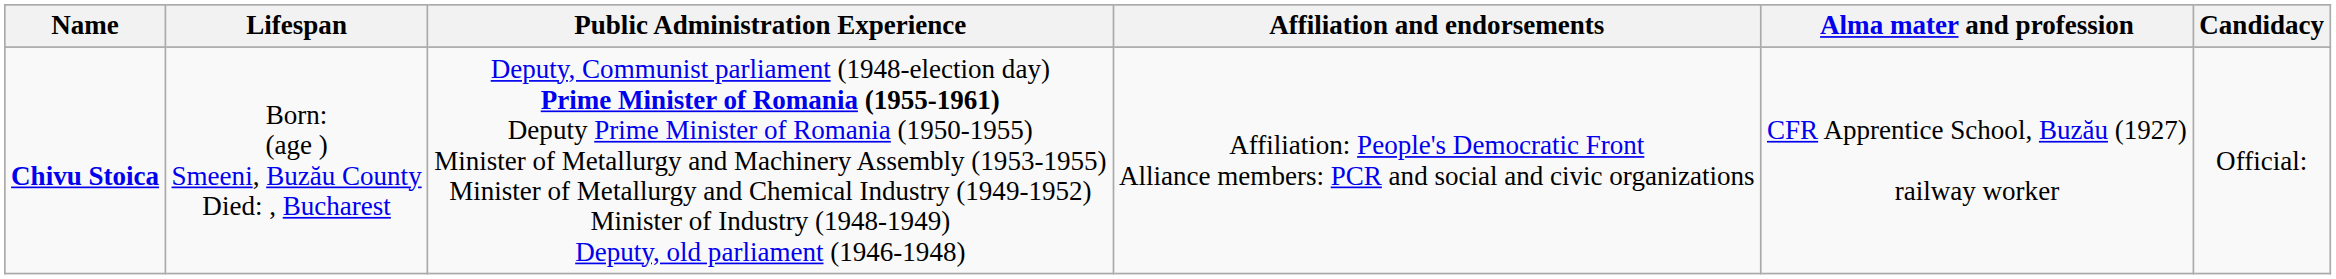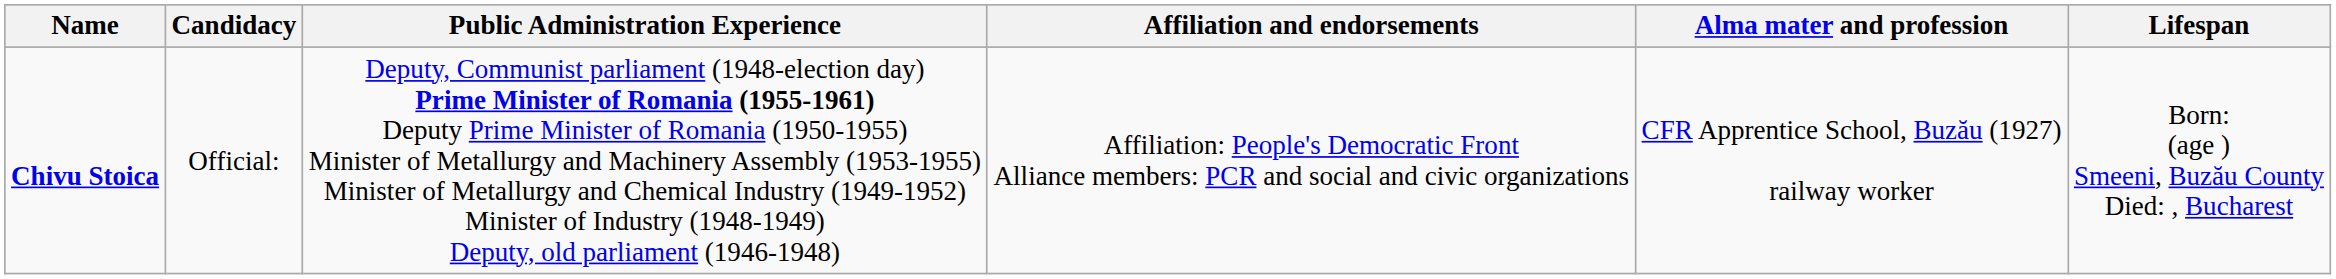columns swapped: (297, 25) <-> (2262, 25)
